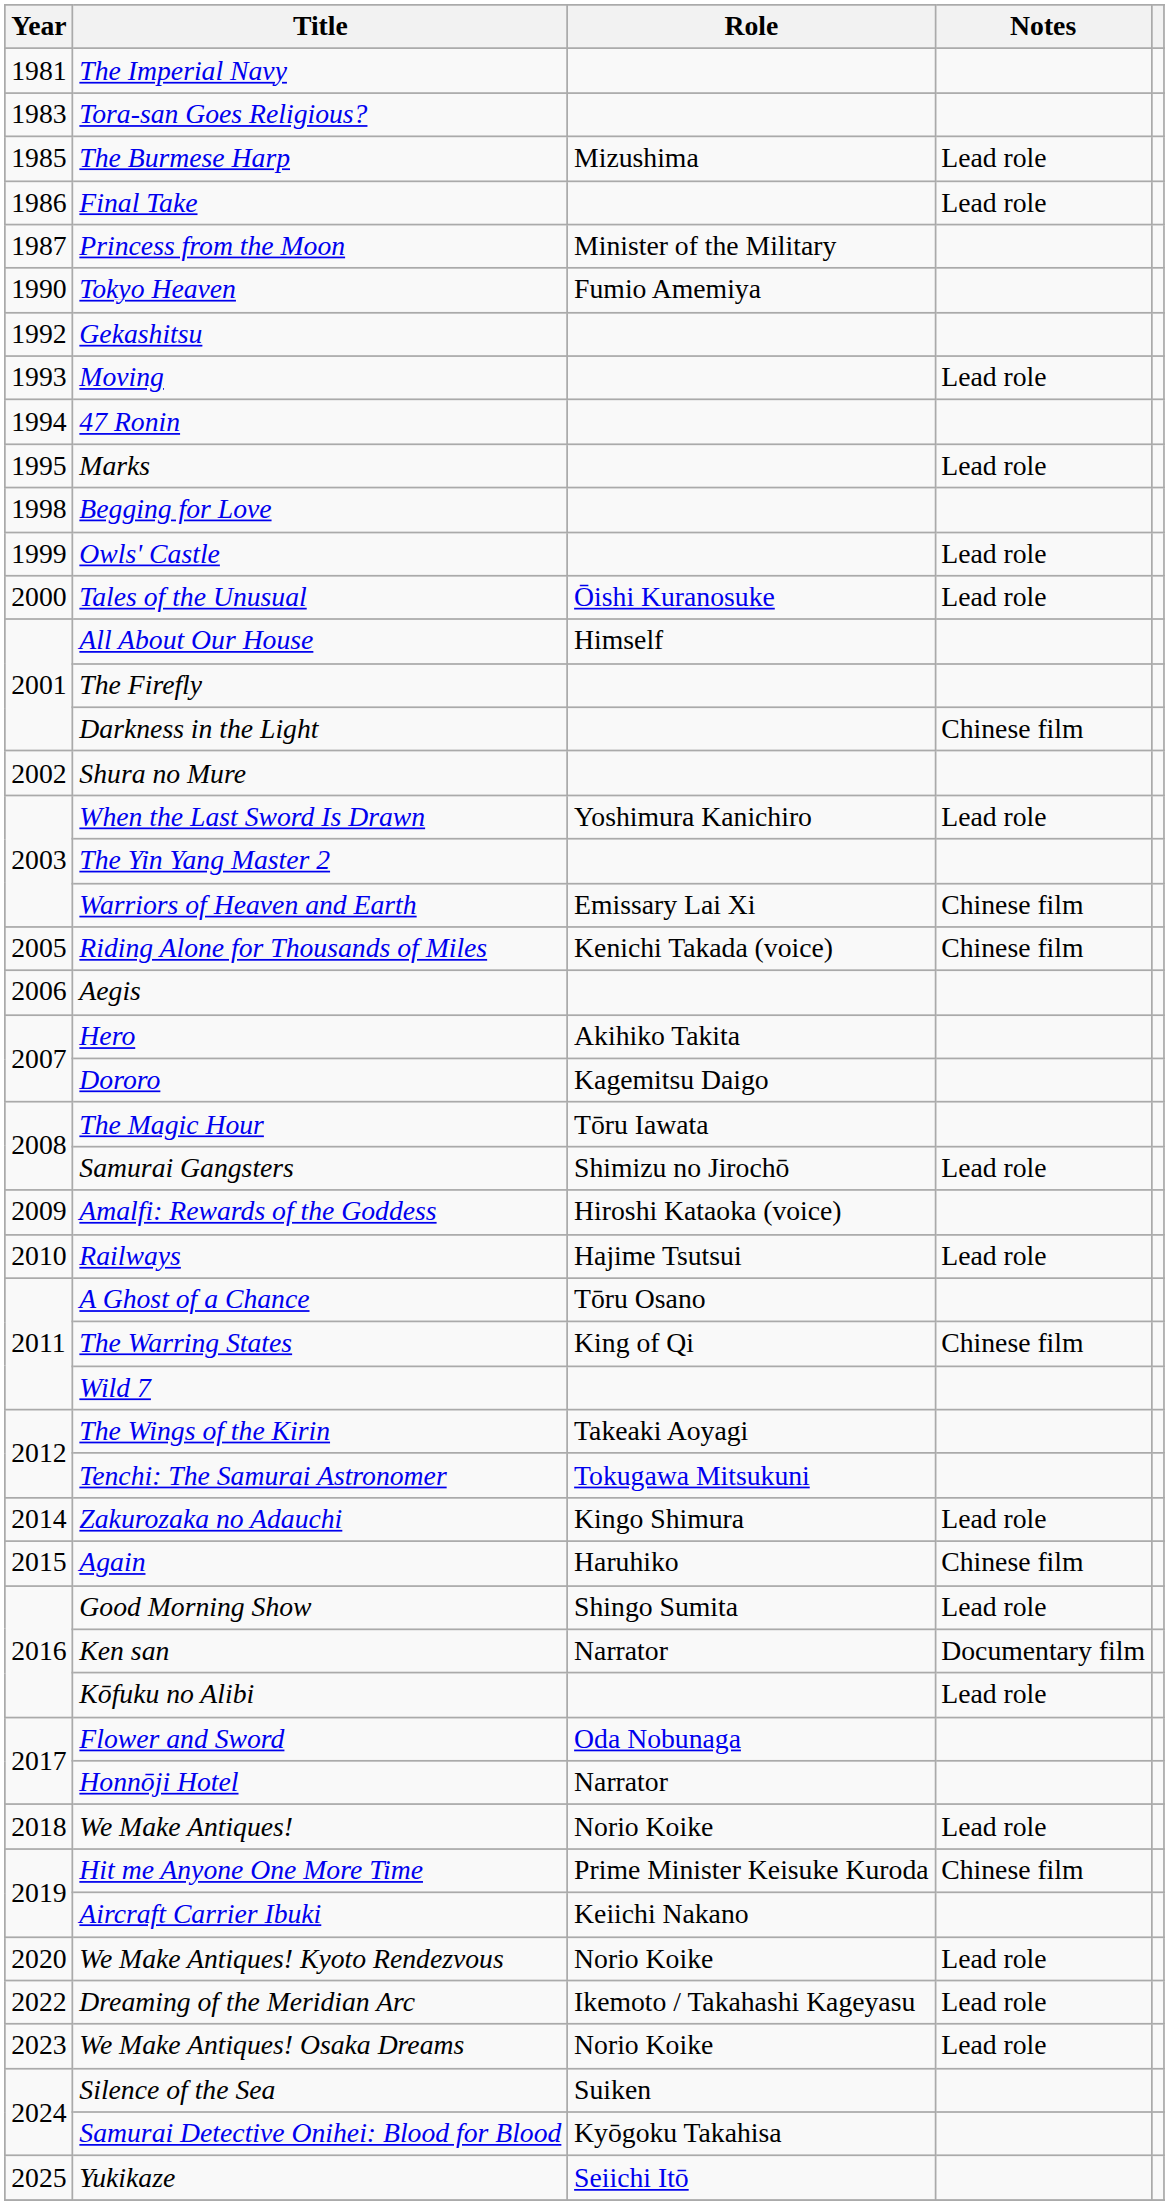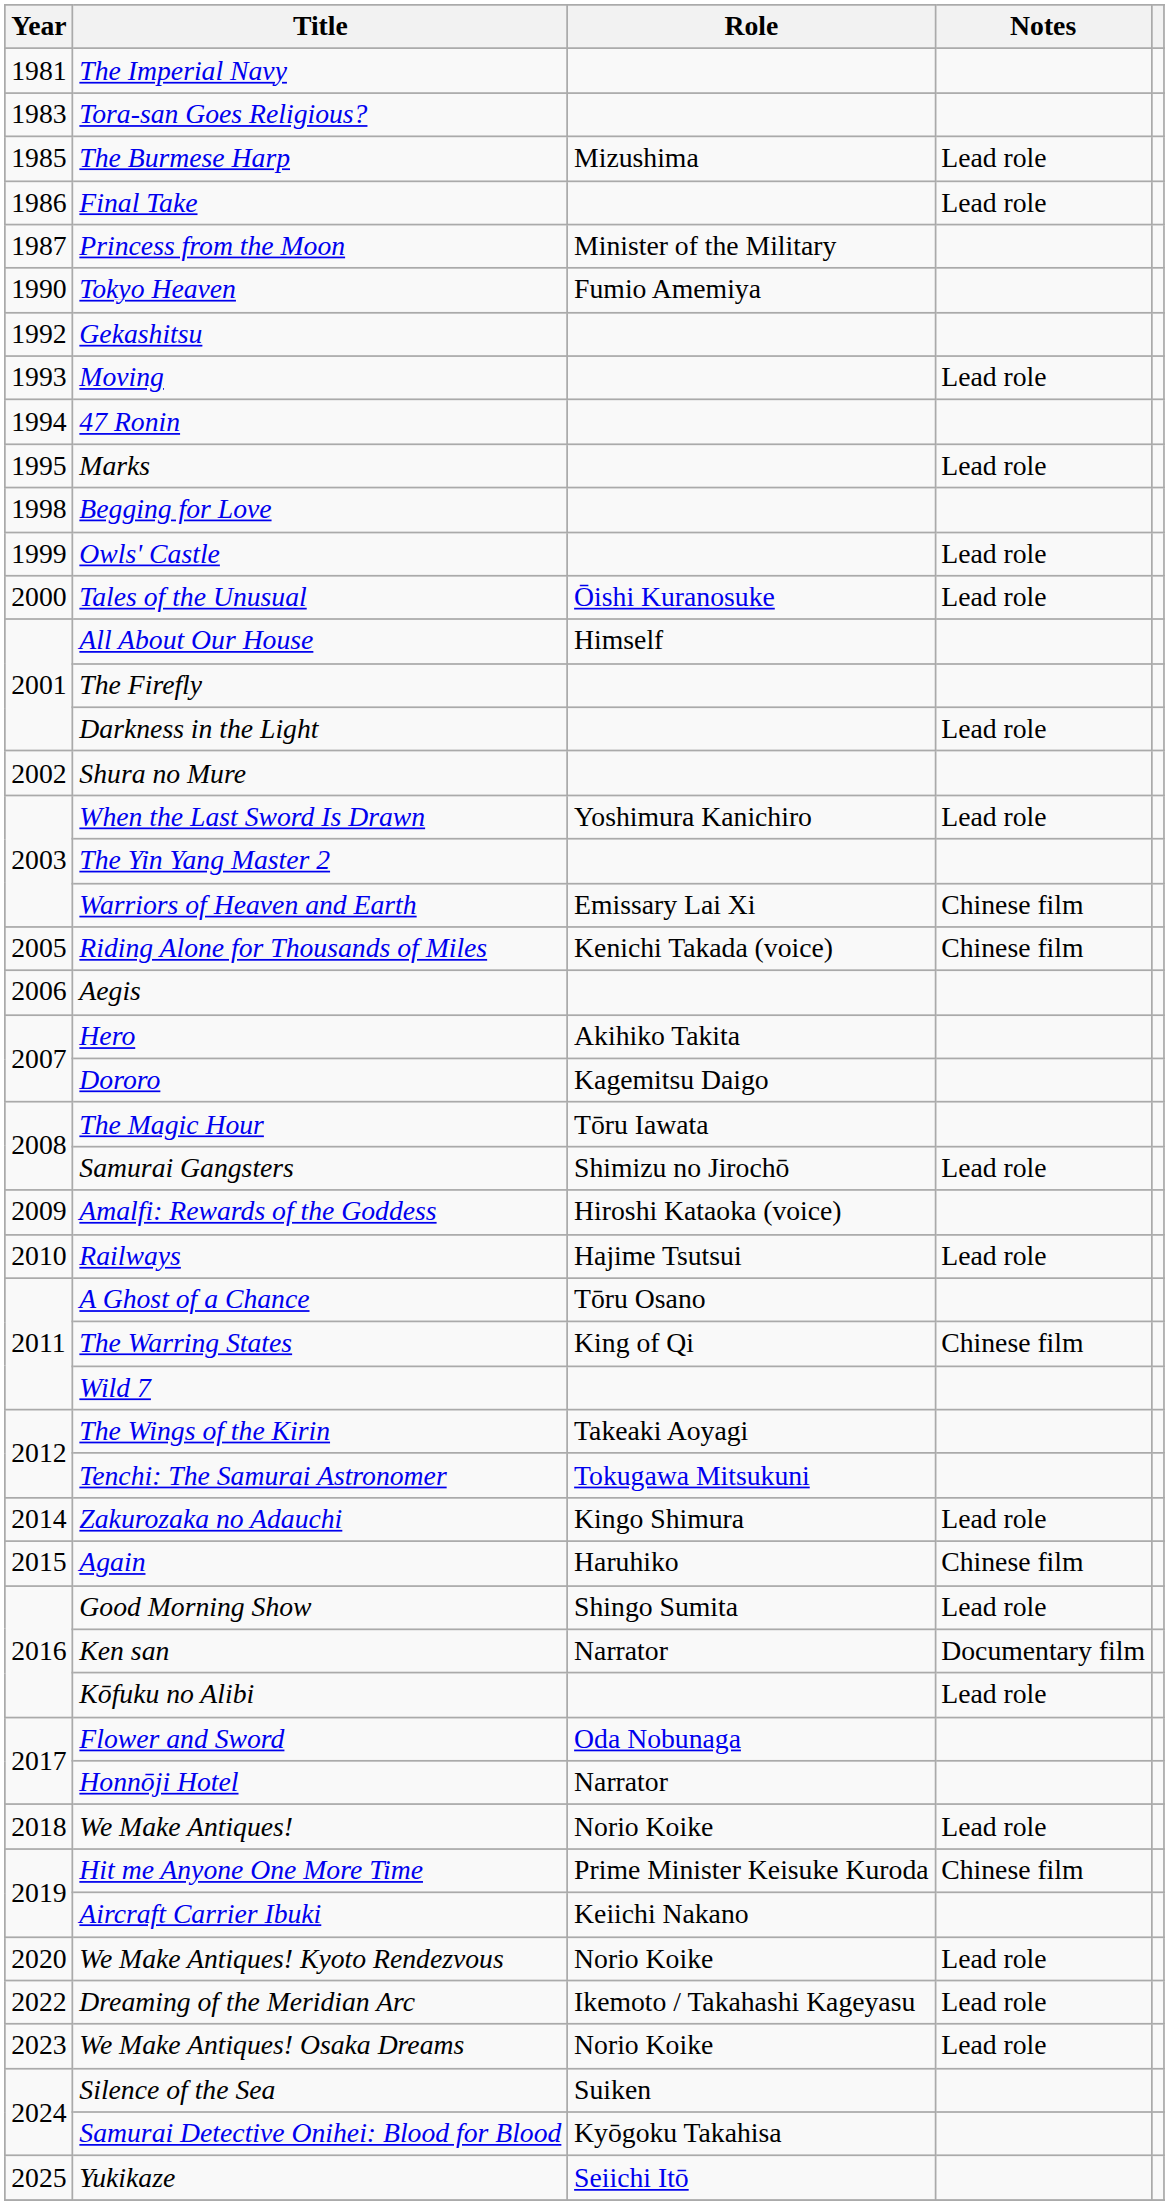(1012, 728) Chinese film -> (994, 728) Lead role
